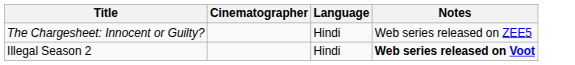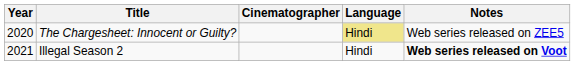+ column: (20, 13)
(327, 32) no background -> (359, 32) khaki background
